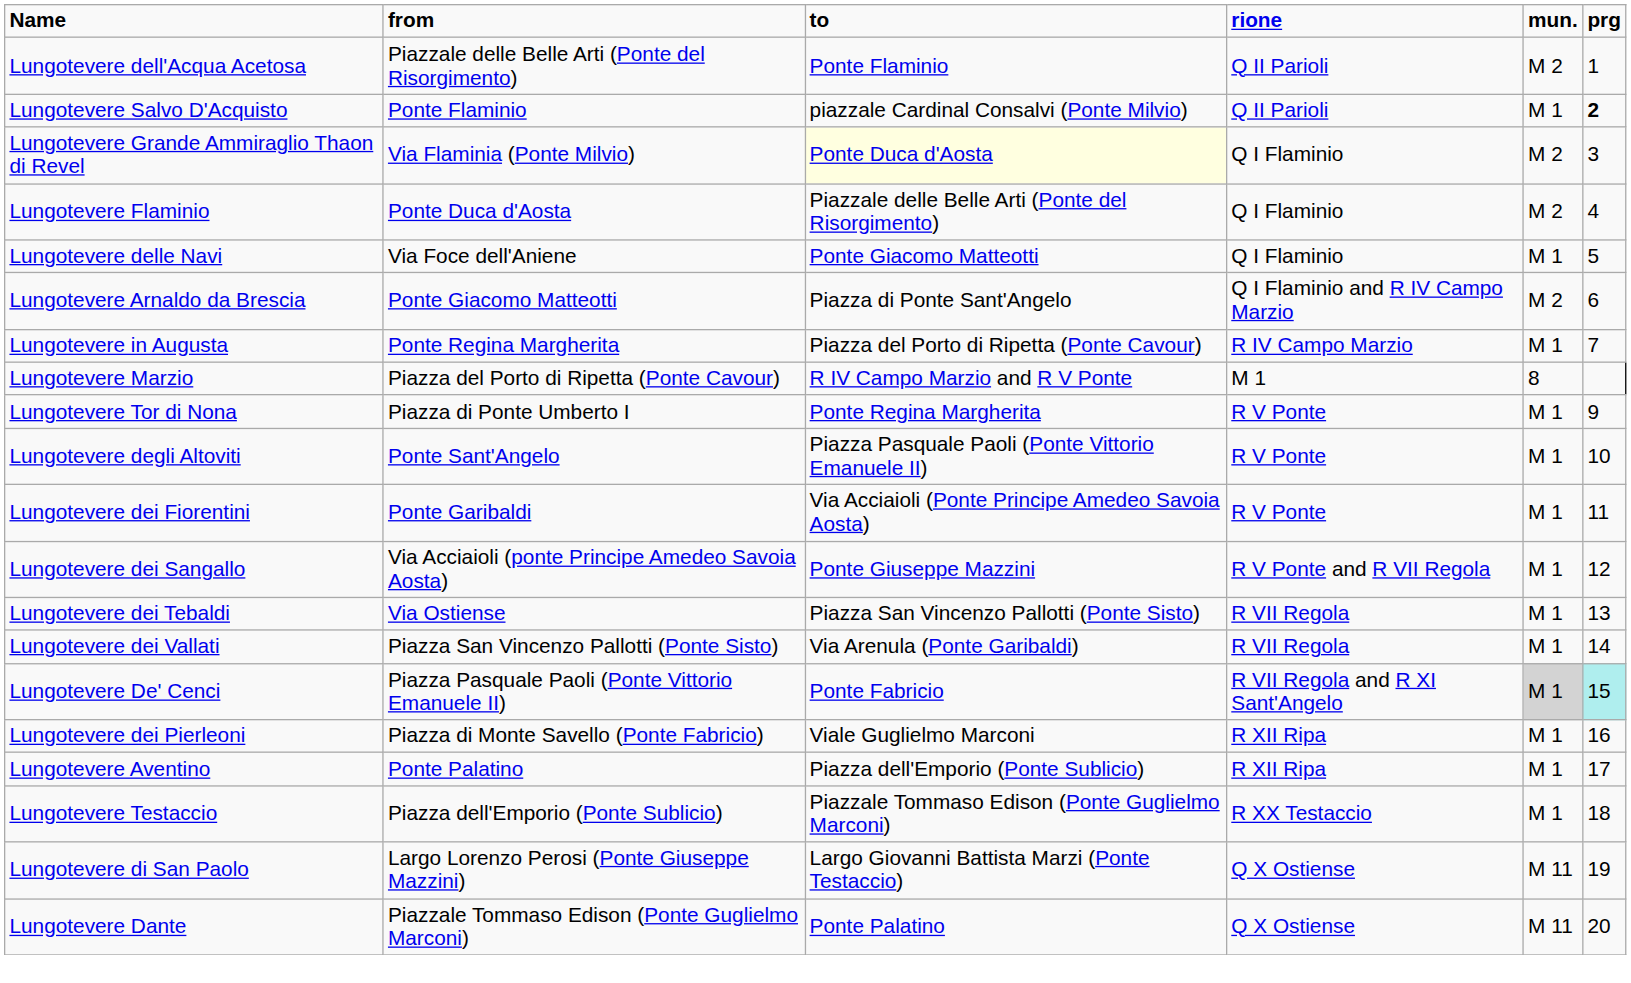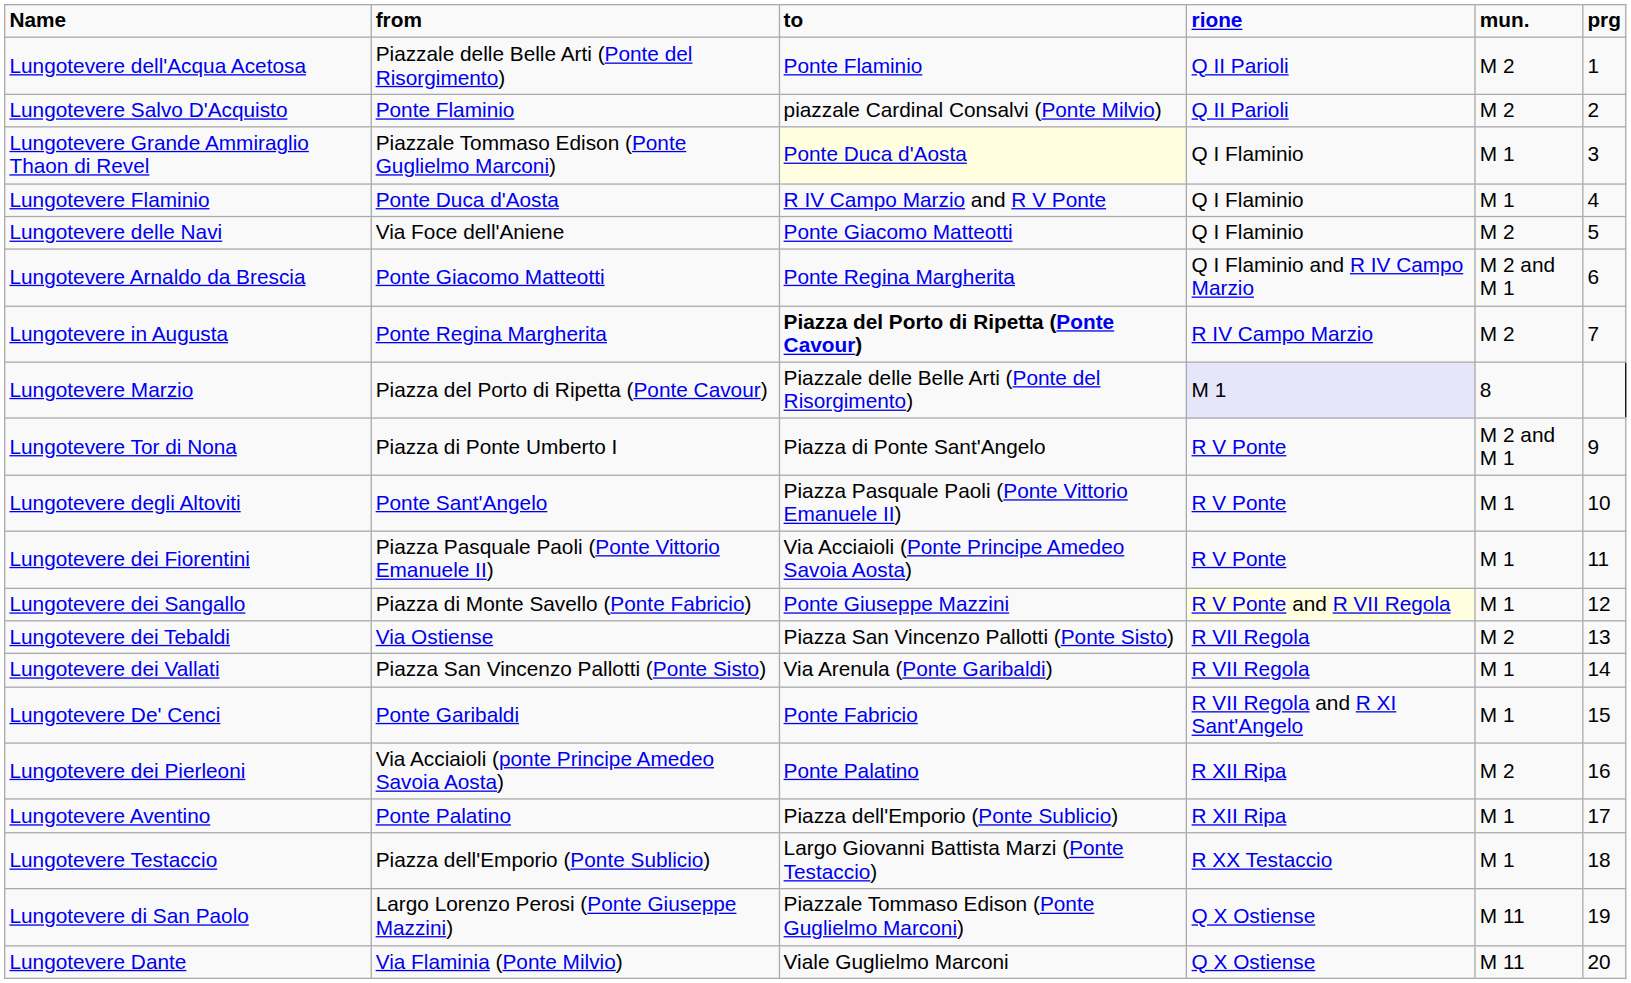(1545, 110) M 1 -> (1497, 110) M 2
(1593, 110) bold -> (1593, 110) normal
(511, 155) Via Flaminia (Ponte Milvio) -> (531, 155) Piazzale Tommaso Edison (Ponte Guglielmo Marconi)
(1545, 155) M 2 -> (1497, 155) M 1
(968, 211) Piazzale delle Belle Arti (Ponte del Risorgimento) -> (945, 199) R IV Campo Marzio and R V Ponte
(1545, 211) M 2 -> (1497, 199) M 1
(1545, 256) M 1 -> (1497, 232) M 2
(941, 300) Piazza di Ponte Sant'Angelo -> (899, 277) Ponte Regina Margherita
(1545, 300) M 2 -> (1517, 277) M 2 and M 1
(1006, 345) normal -> (949, 333) bold
(1545, 345) M 1 -> (1497, 333) M 2
(971, 378) R IV Campo Marzio and R V Ponte -> (942, 390) Piazzale delle Belle Arti (Ponte del Risorgimento)
(1249, 378) no background -> (1209, 390) lavender background
(925, 411) Ponte Regina Margherita -> (915, 446) Piazza di Ponte Sant'Angelo
(1545, 411) M 1 -> (1517, 446) M 2 and M 1
(460, 512) Ponte Garibaldi -> (548, 559) Piazza Pasquale Paoli (Ponte Vittorio Emanuele II)
(592, 568) Via Acciaioli (ponte Principe Amedeo Savoia Aosta) -> (564, 604) Piazza di Monte Savello (Ponte Fabricio)
(1361, 568) no background -> (1321, 604) lightyellow background
(1545, 613) M 1 -> (1497, 637) M 2
(560, 691) Piazza Pasquale Paoli (Ponte Vittorio Emanuele II) -> (447, 714) Ponte Garibaldi
(1545, 691) lightgrey background -> (1497, 714) no background
(1599, 691) paleturquoise background -> (1599, 714) no background
(576, 735) Piazza di Monte Savello (Ponte Fabricio) -> (545, 771) Via Acciaioli (ponte Principe Amedeo Savoia Aosta)
(922, 735) Viale Guglielmo Marconi -> (851, 771) Ponte Palatino
(1545, 735) M 1 -> (1497, 771) M 2
(1015, 813) Piazzale Tommaso Edison (Ponte Guglielmo Marconi) -> (954, 860) Largo Giovanni Battista Marzi (Ponte Testaccio)
(980, 870) Largo Giovanni Battista Marzi (Ponte Testaccio) -> (939, 916) Piazzale Tommaso Edison (Ponte Guglielmo Marconi)
(593, 926) Piazzale Tommaso Edison (Ponte Guglielmo Marconi) -> (499, 961) Via Flaminia (Ponte Milvio)
(877, 926) Ponte Palatino -> (896, 961) Viale Guglielmo Marconi
